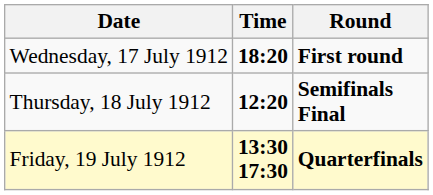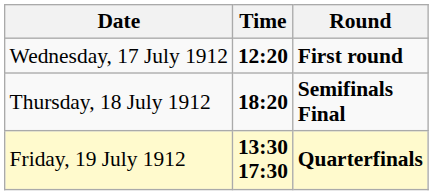(263, 55) 18:20 -> (263, 55) 12:20
(263, 101) 12:20 -> (263, 101) 18:20
